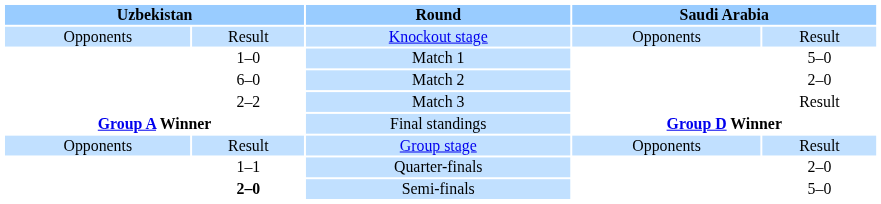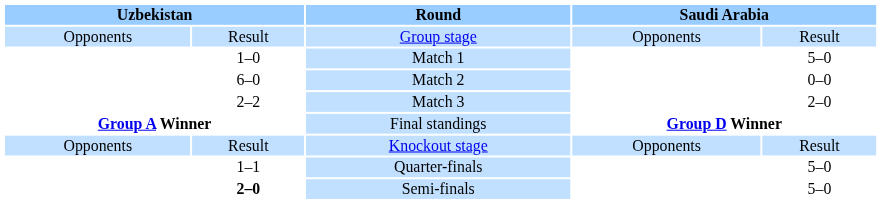rows swapped: (438, 145) <-> (438, 36)
(819, 80) 2–0 -> (819, 80) 0–0
(819, 102) Result -> (819, 102) 2–0
(819, 167) 2–0 -> (819, 167) 5–0
